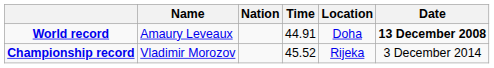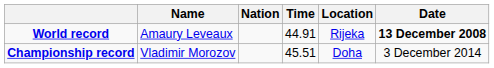(347, 33) Doha -> (347, 33) Rijeka
(301, 53) 45.52 -> (301, 53) 45.51
(347, 53) Rijeka -> (347, 53) Doha
